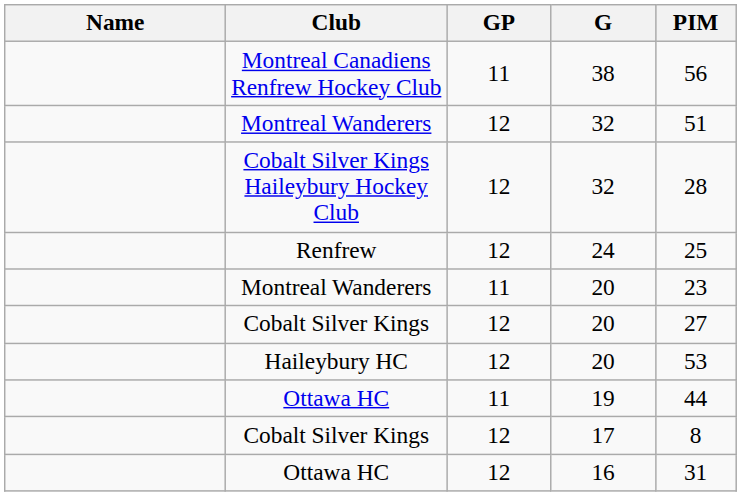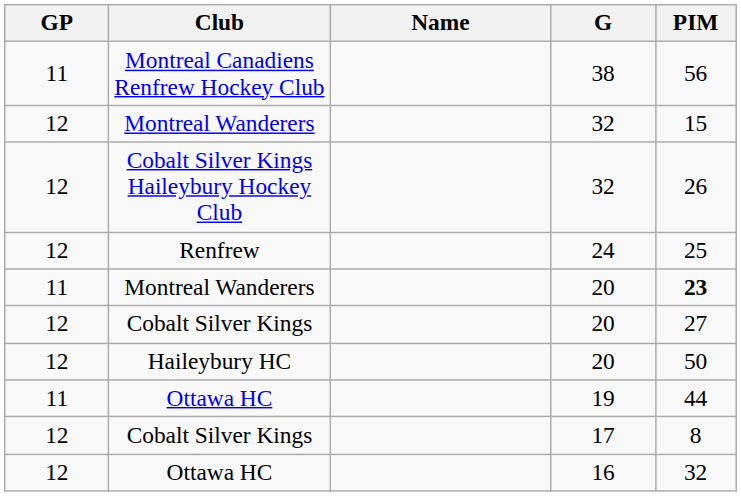columns swapped: (115, 23) <-> (499, 23)
(696, 123) 51 -> (696, 123) 15
(696, 186) 28 -> (696, 186) 26
(696, 287) normal -> (696, 287) bold
(696, 361) 53 -> (696, 361) 50
(696, 472) 31 -> (696, 472) 32
